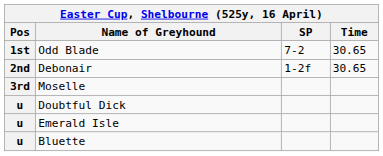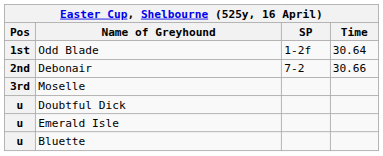(294, 50) 7-2 -> (298, 50) 1-2f
(349, 50) 30.65 -> (349, 50) 30.64
(298, 68) 1-2f -> (294, 68) 7-2
(349, 68) 30.65 -> (349, 68) 30.66
